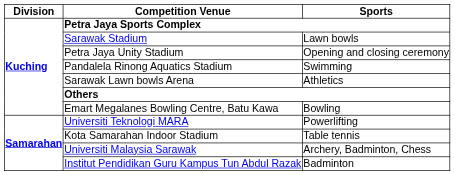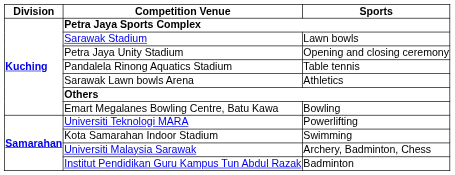(328, 66) Swimming -> (332, 66) Table tennis
(332, 136) Table tennis -> (328, 136) Swimming
